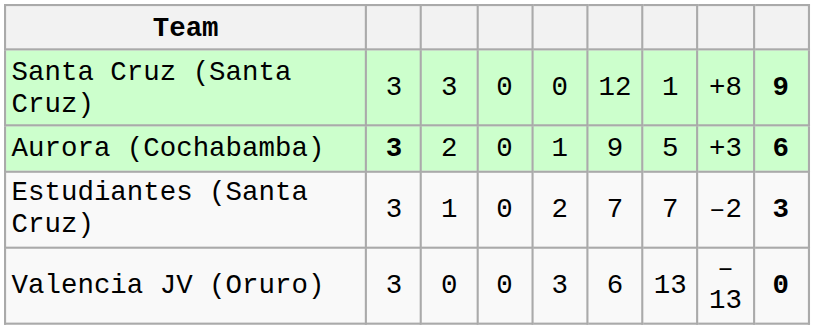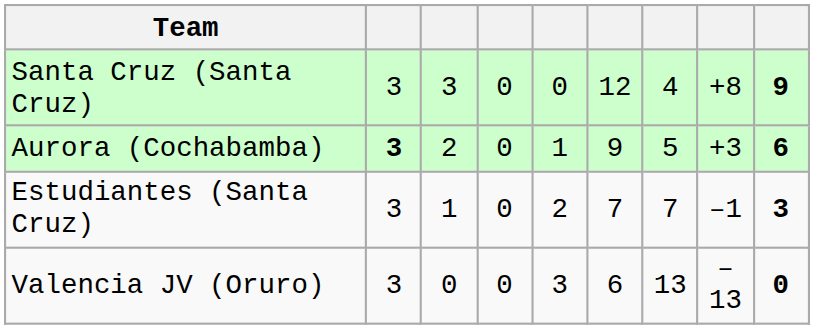(670, 88) 1 -> (670, 88) 4
(725, 209) –2 -> (725, 209) –1
